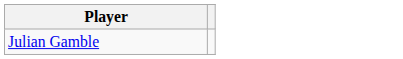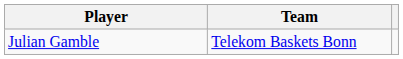+ column: (300, 16)
